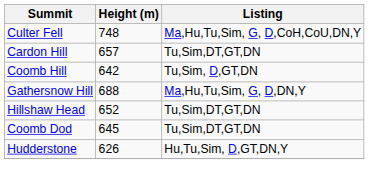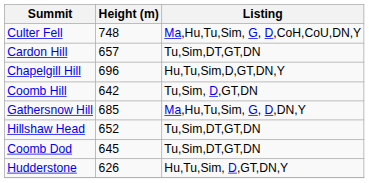+ row: (44, 71)
(109, 91) 688 -> (109, 110) 685
